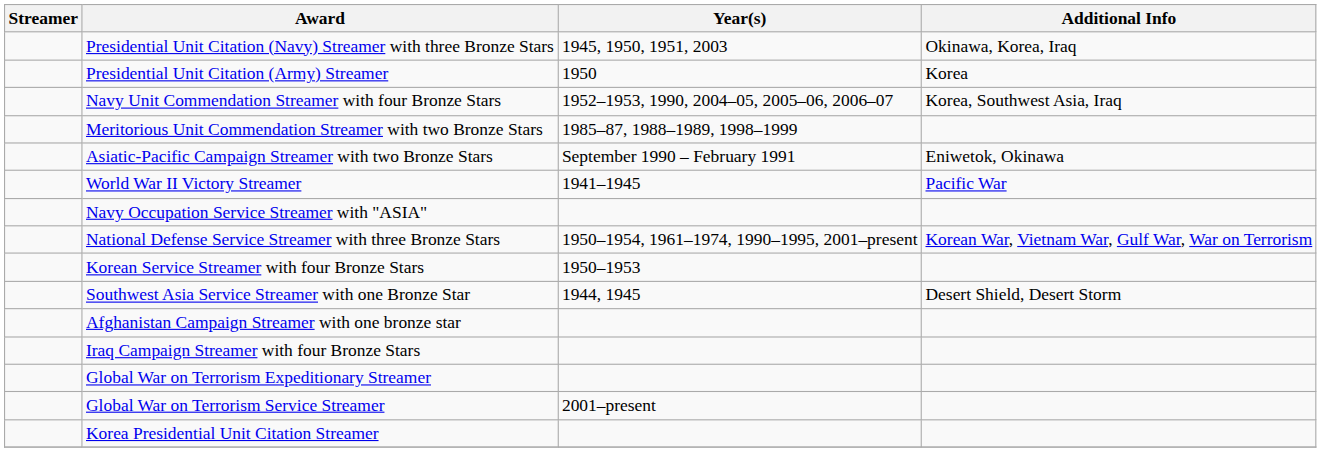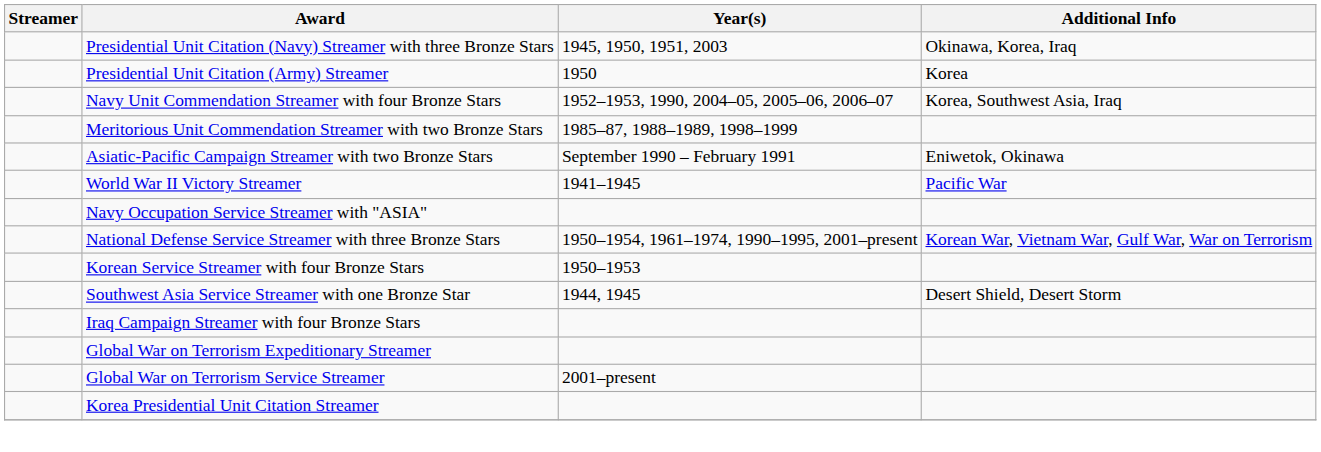- row: (273, 322)
